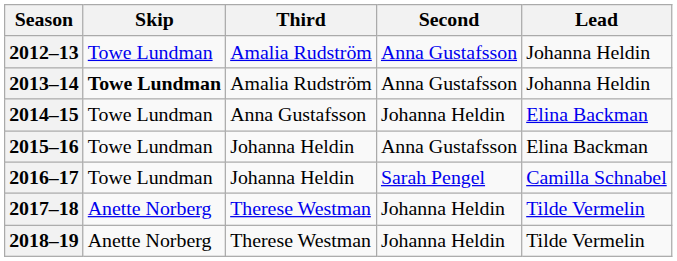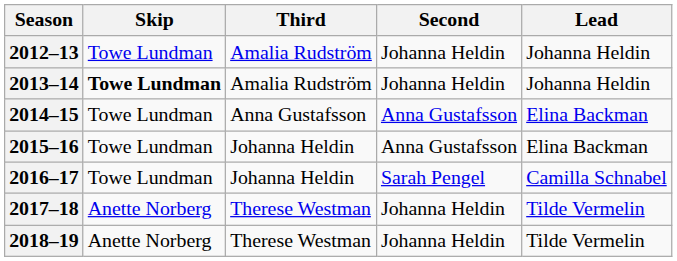(449, 51) Anna Gustafsson -> (443, 51) Johanna Heldin
(449, 83) Anna Gustafsson -> (443, 83) Johanna Heldin
(443, 114) Johanna Heldin -> (449, 114) Anna Gustafsson
